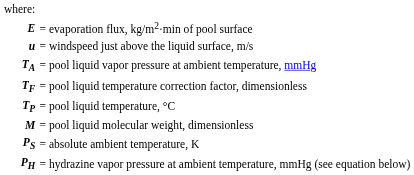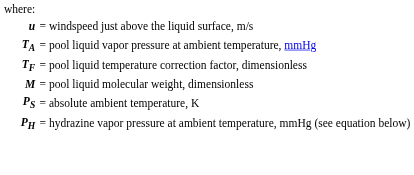- row: (31, 28)
- row: (29, 106)
